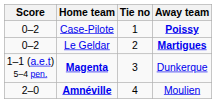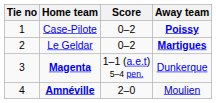columns swapped: (135, 12) <-> (30, 12)
